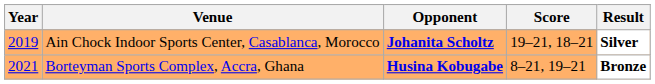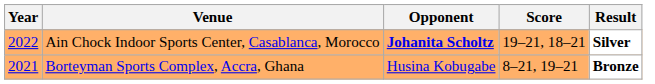(23, 42) 2019 -> (23, 42) 2022
(445, 67) bold -> (441, 67) normal
